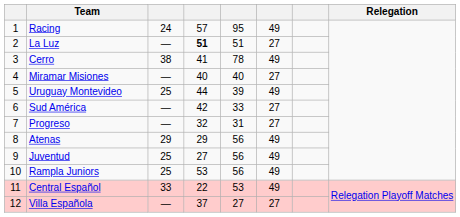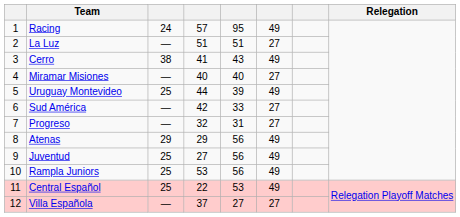(202, 44) bold -> (202, 44) normal
(238, 60) 78 -> (238, 60) 43
(166, 188) 33 -> (166, 188) 25
